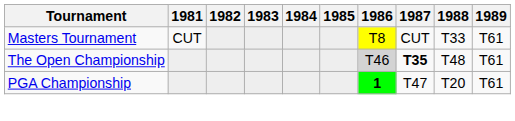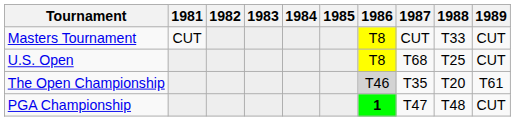(491, 38) T61 -> (491, 38) CUT
+ row: (41, 61)
(415, 61) bold -> (415, 83) normal
(453, 61) T48 -> (453, 83) T20
(453, 83) T20 -> (453, 105) T48
(491, 83) T61 -> (491, 105) CUT
